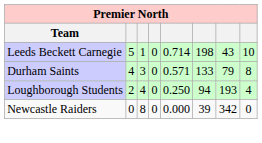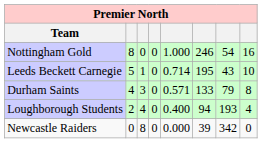+ row: (49, 52)
(204, 52) 198 -> (204, 71) 195
(176, 90) 0.250 -> (176, 109) 0.400
